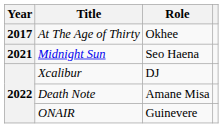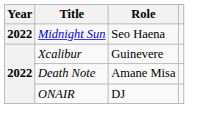- row: (89, 34)
(20, 53) 2021 -> (20, 34) 2022
(152, 73) DJ -> (137, 53) Guinevere
(171, 113) Guinevere -> (118, 93) DJ
